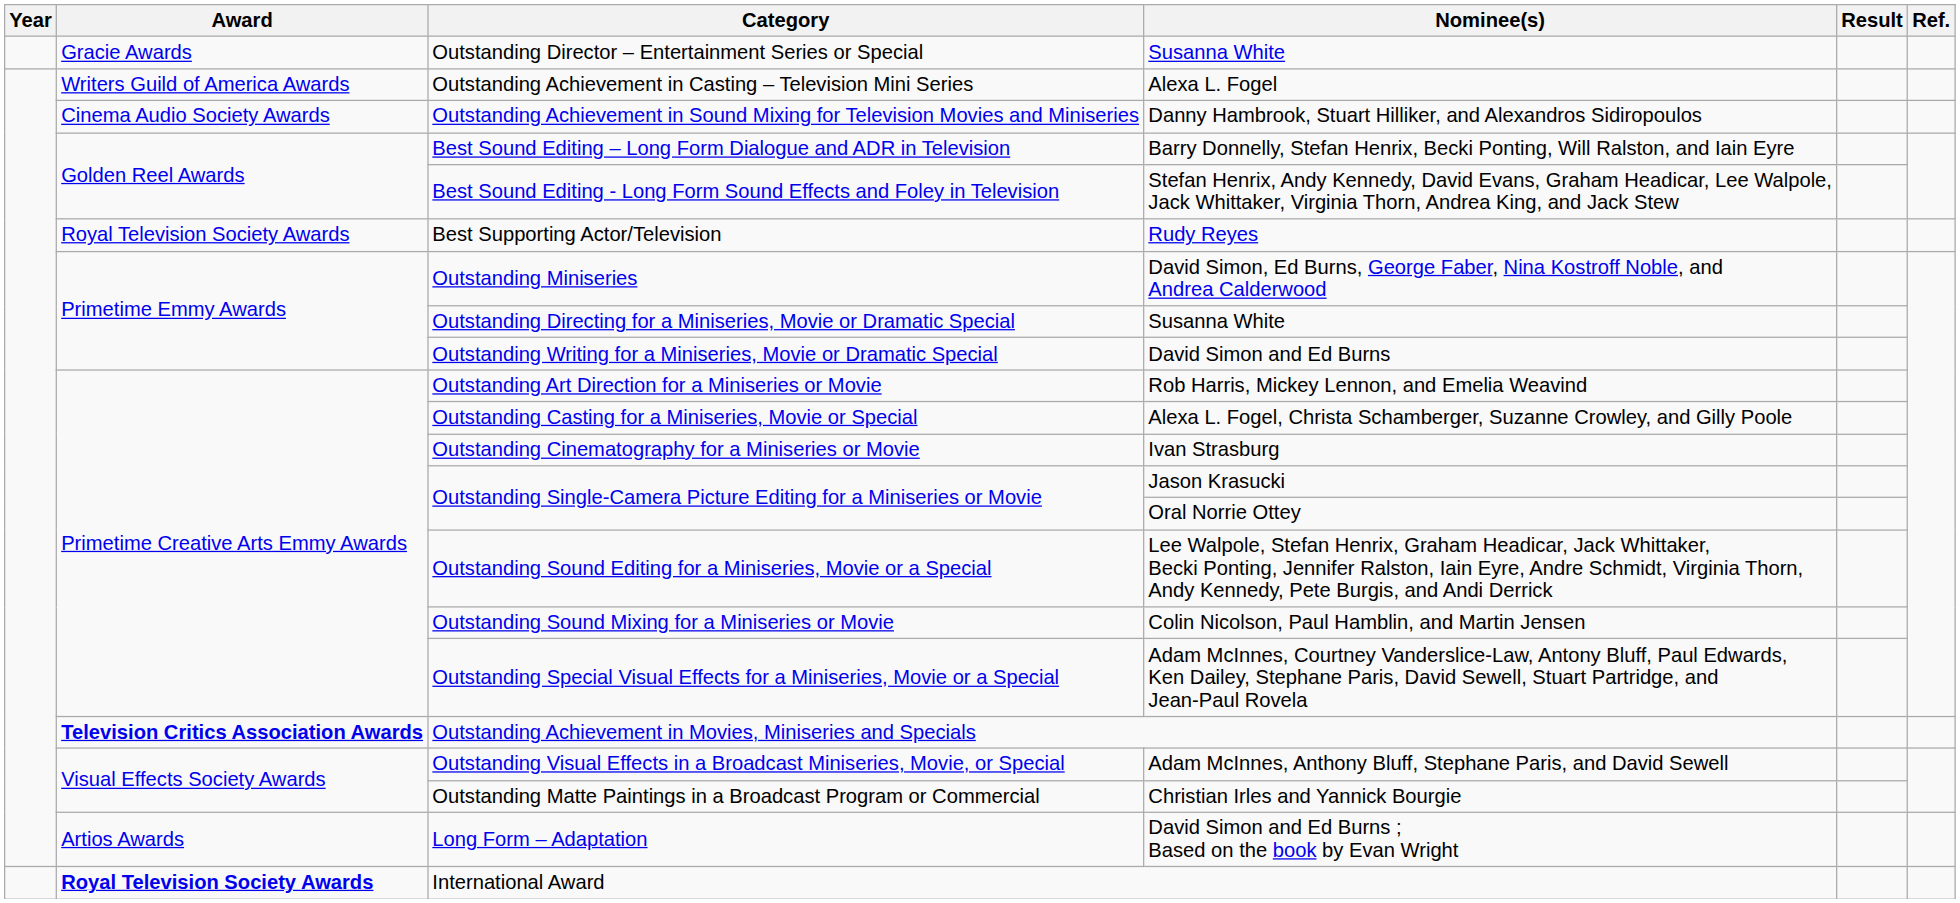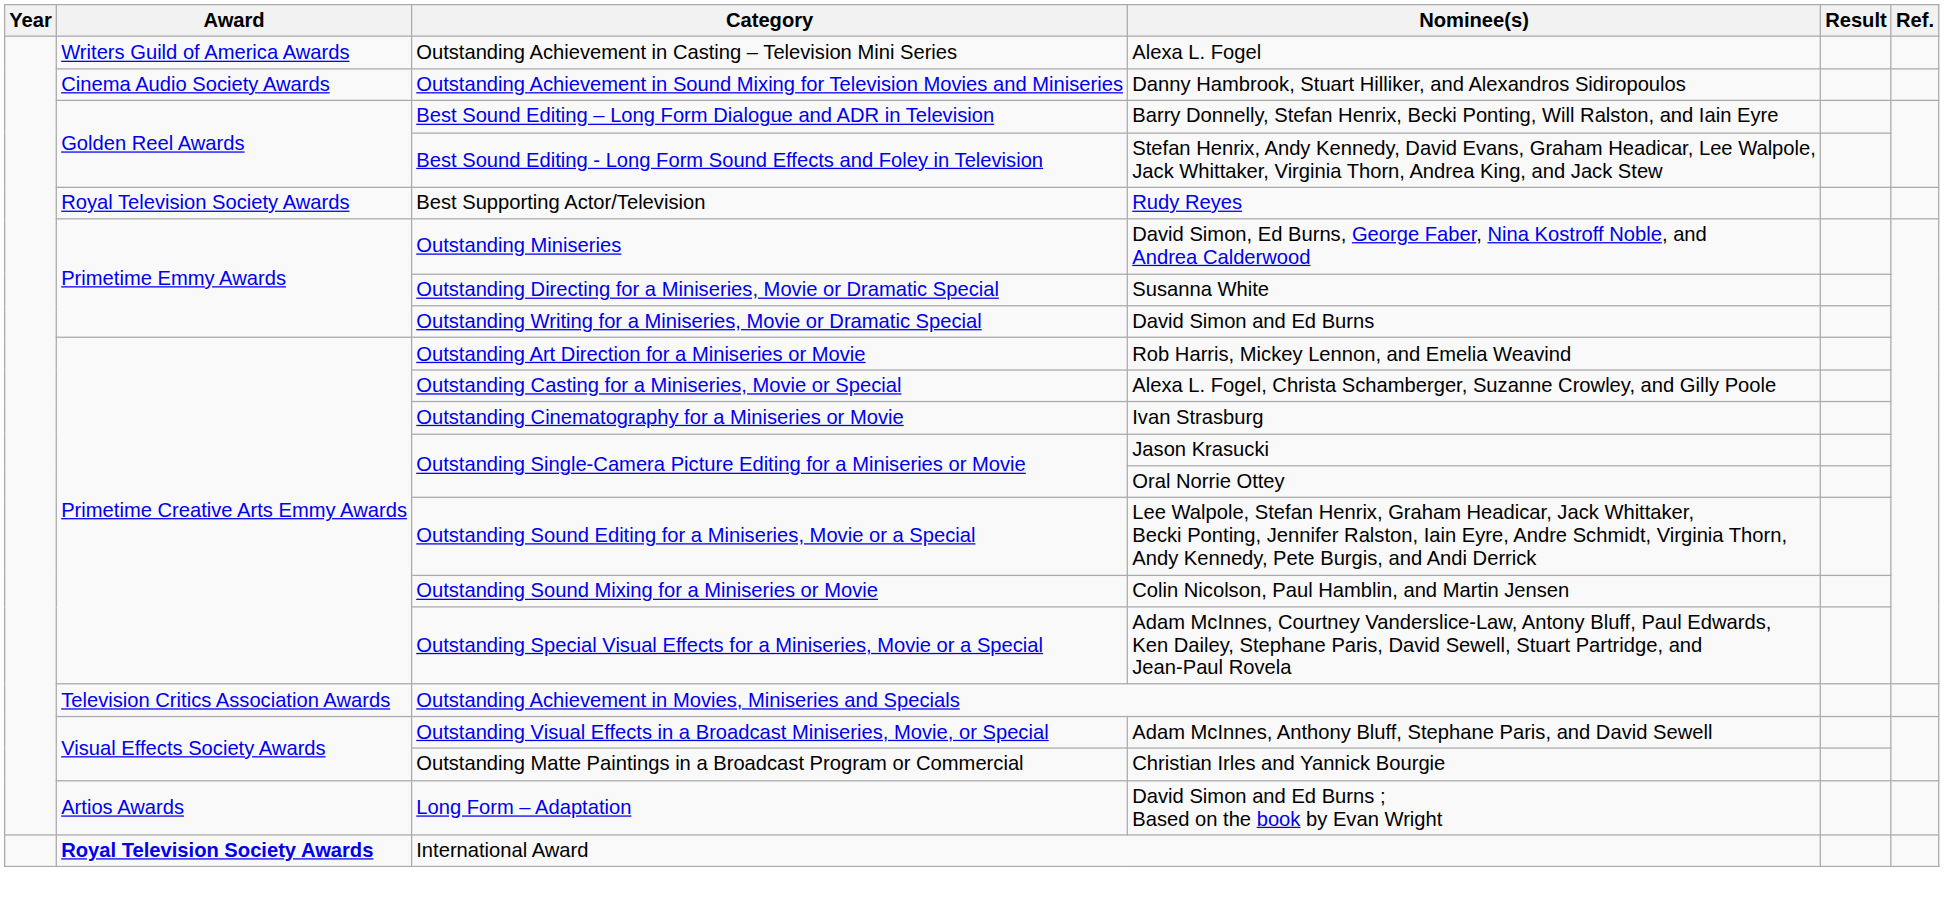- row: (678, 52)
(242, 732) bold -> (226, 700) normal
